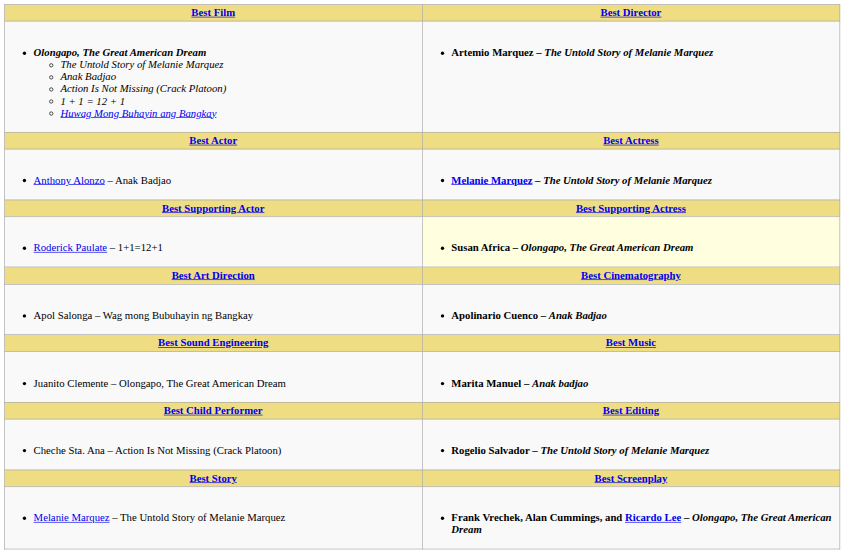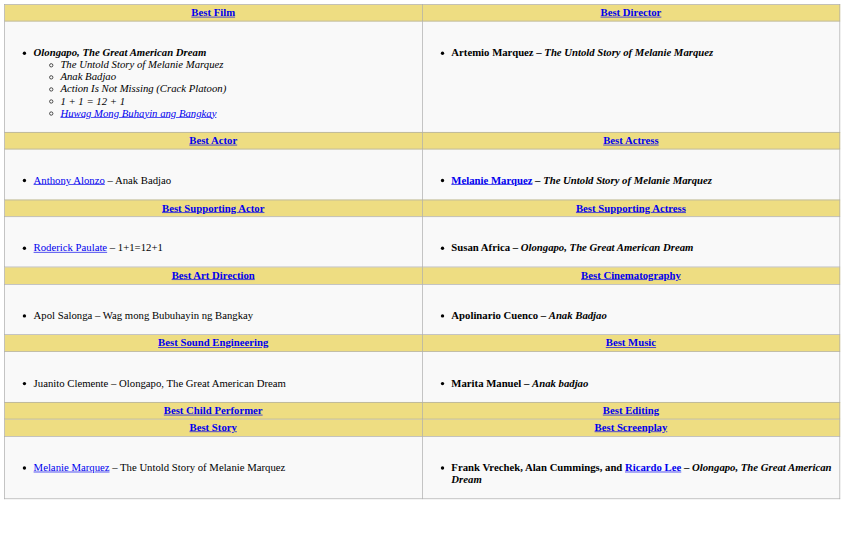(631, 248) lightyellow background -> (631, 248) no background
- row: (213, 450)
